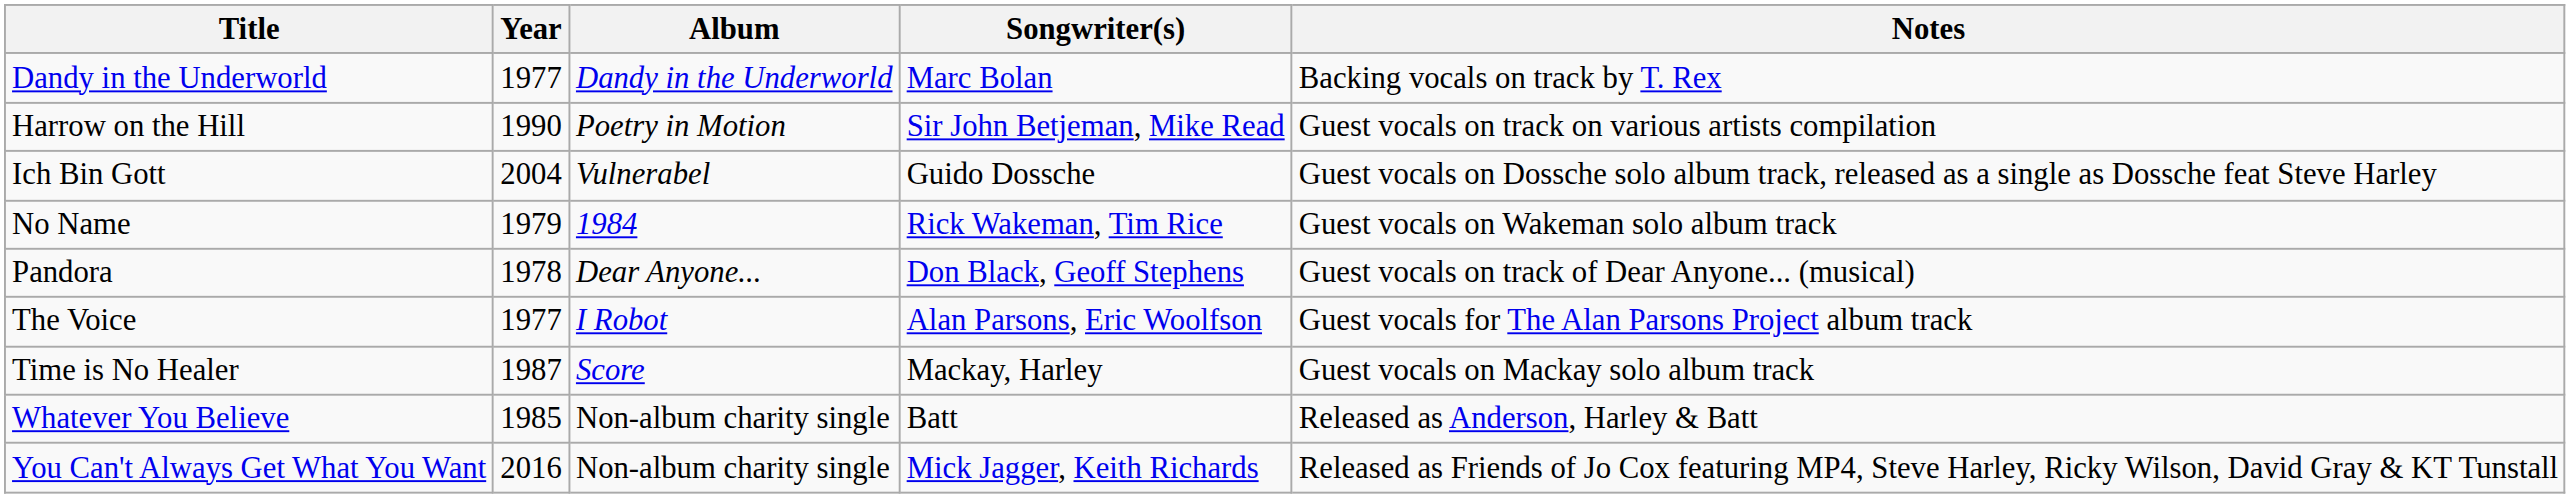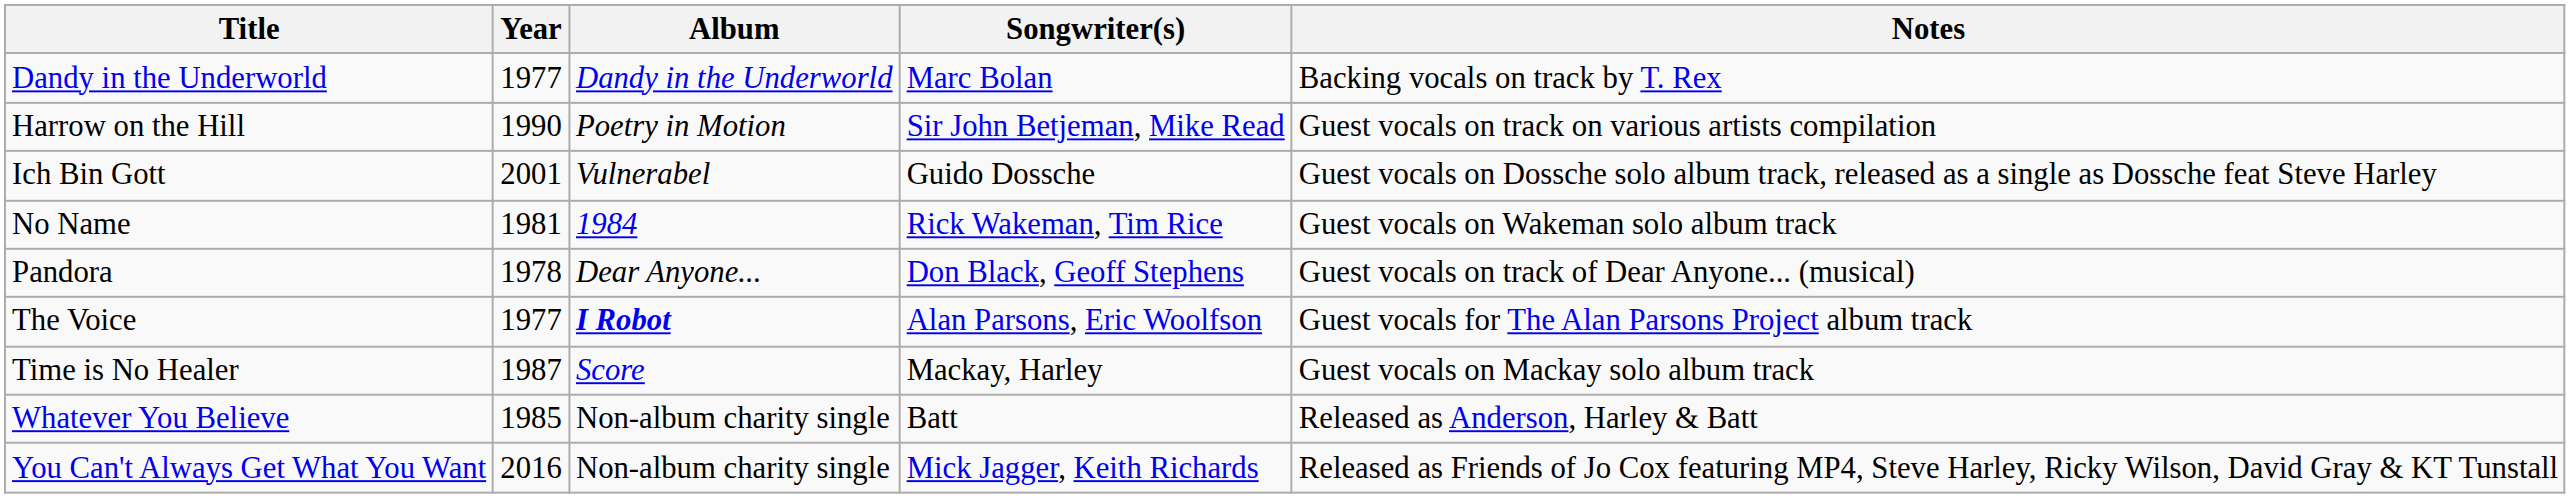(531, 175) 2004 -> (531, 175) 2001
(531, 223) 1979 -> (531, 223) 1981
(622, 321) normal -> (623, 321) bold
